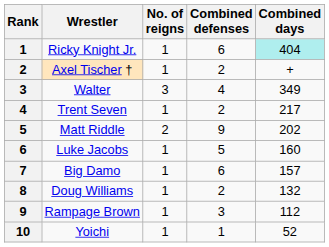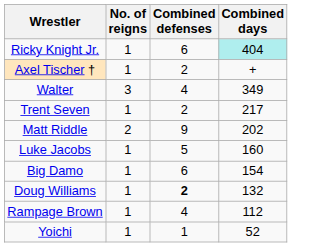- column: (23, 21)
(290, 171) 157 -> (253, 171) 154
(221, 191) normal -> (184, 191) bold
(221, 211) 3 -> (184, 211) 4
